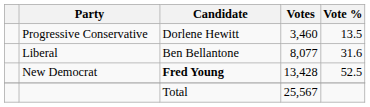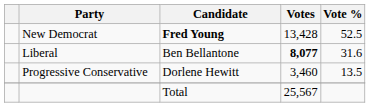rows swapped: (60, 72) <-> (85, 33)
(304, 53) normal -> (304, 53) bold
